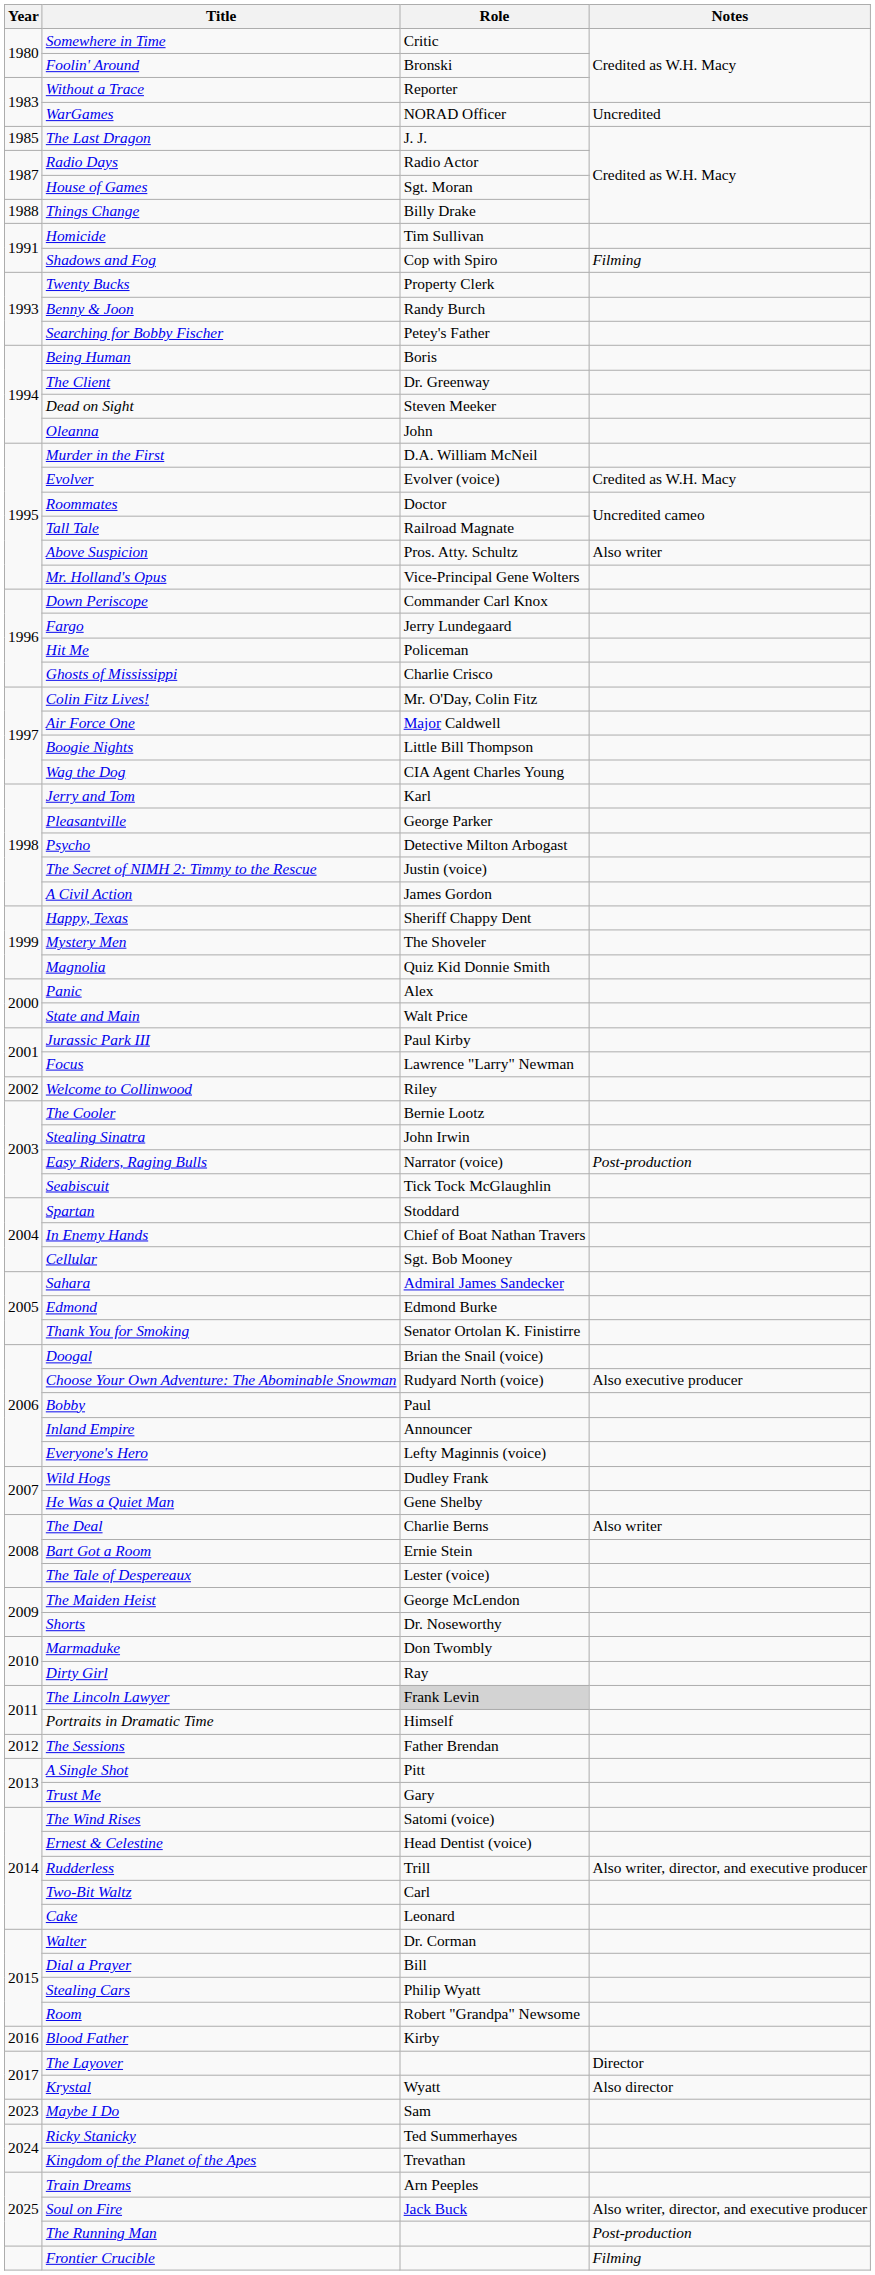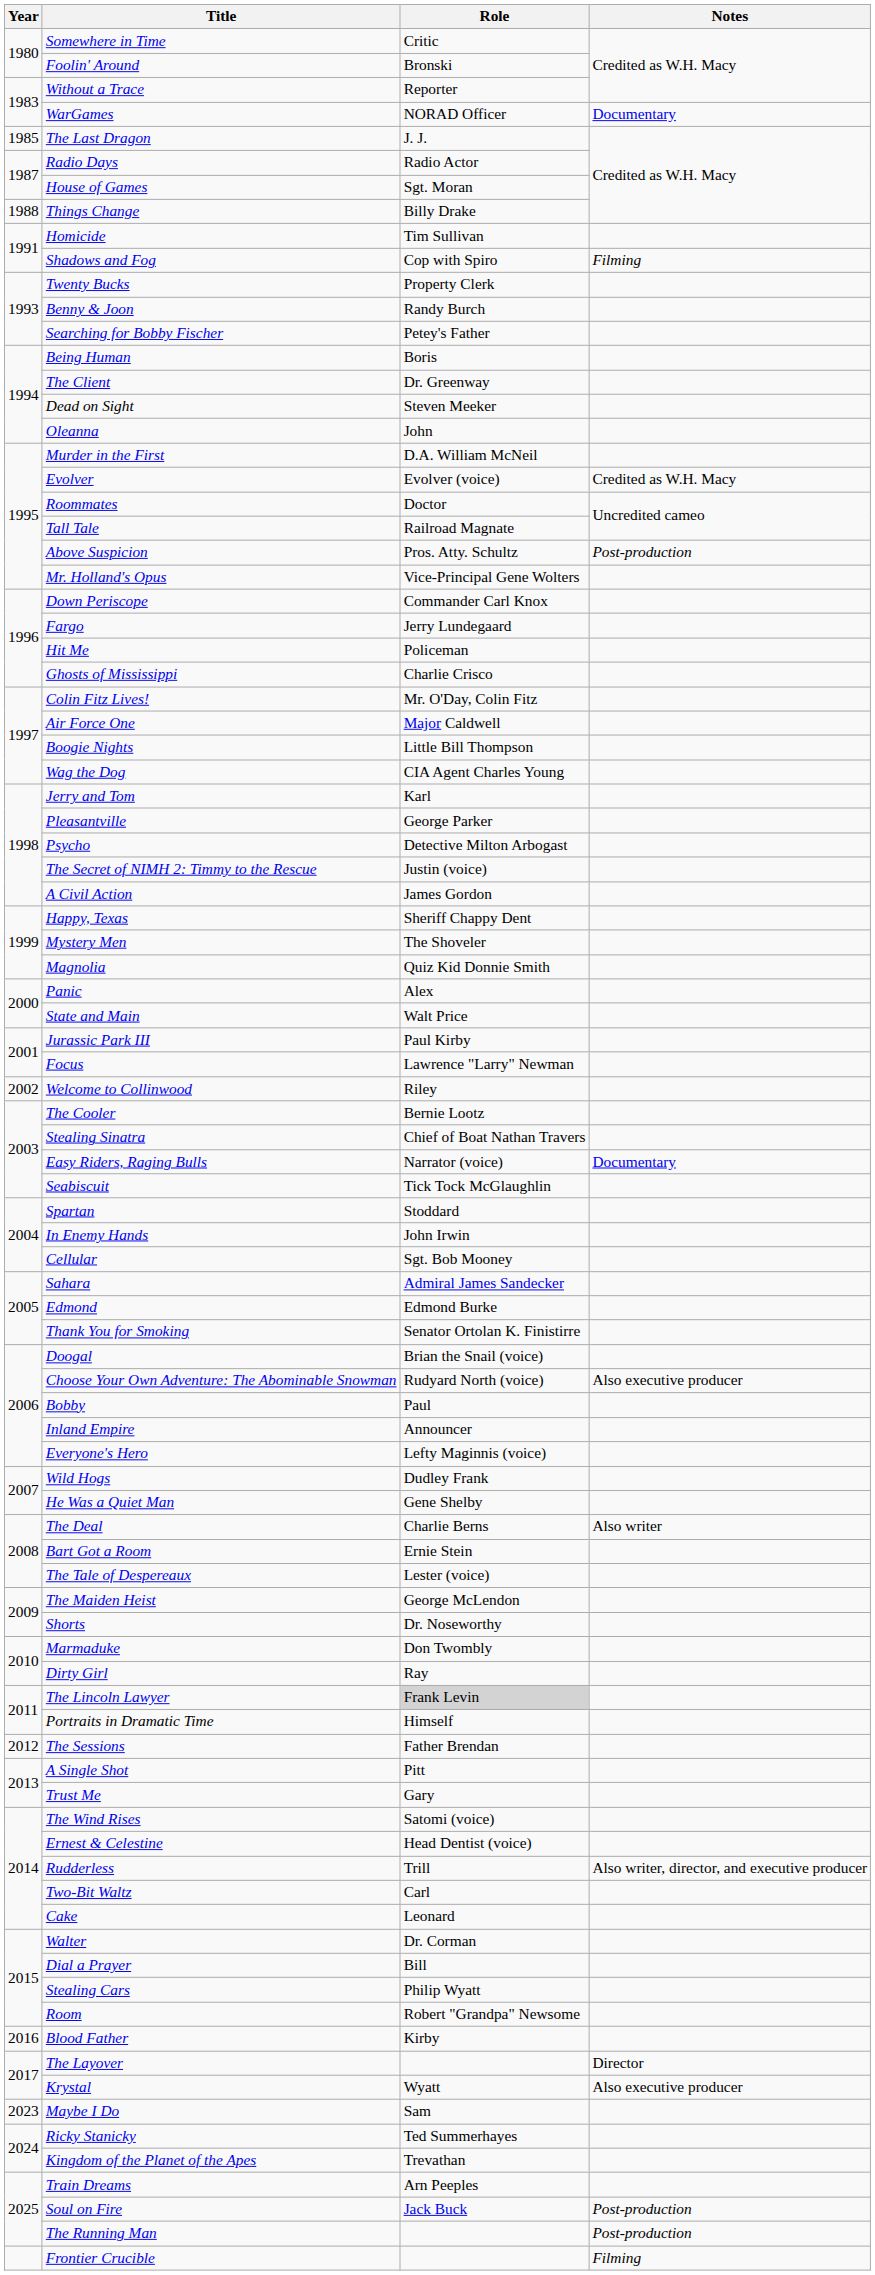(627, 114) Uncredited -> (634, 114) Documentary
(627, 552) Also writer -> (642, 552) Post-production
(437, 1137) John Irwin -> (494, 1137) Chief of Boat Nathan Travers
(642, 1161) Post-production -> (634, 1161) Documentary
(494, 1234) Chief of Boat Nathan Travers -> (437, 1234) John Irwin
(633, 2087) Also director -> (668, 2087) Also executive producer
(730, 2209) Also writer, director, and executive producer -> (642, 2209) Post-production
